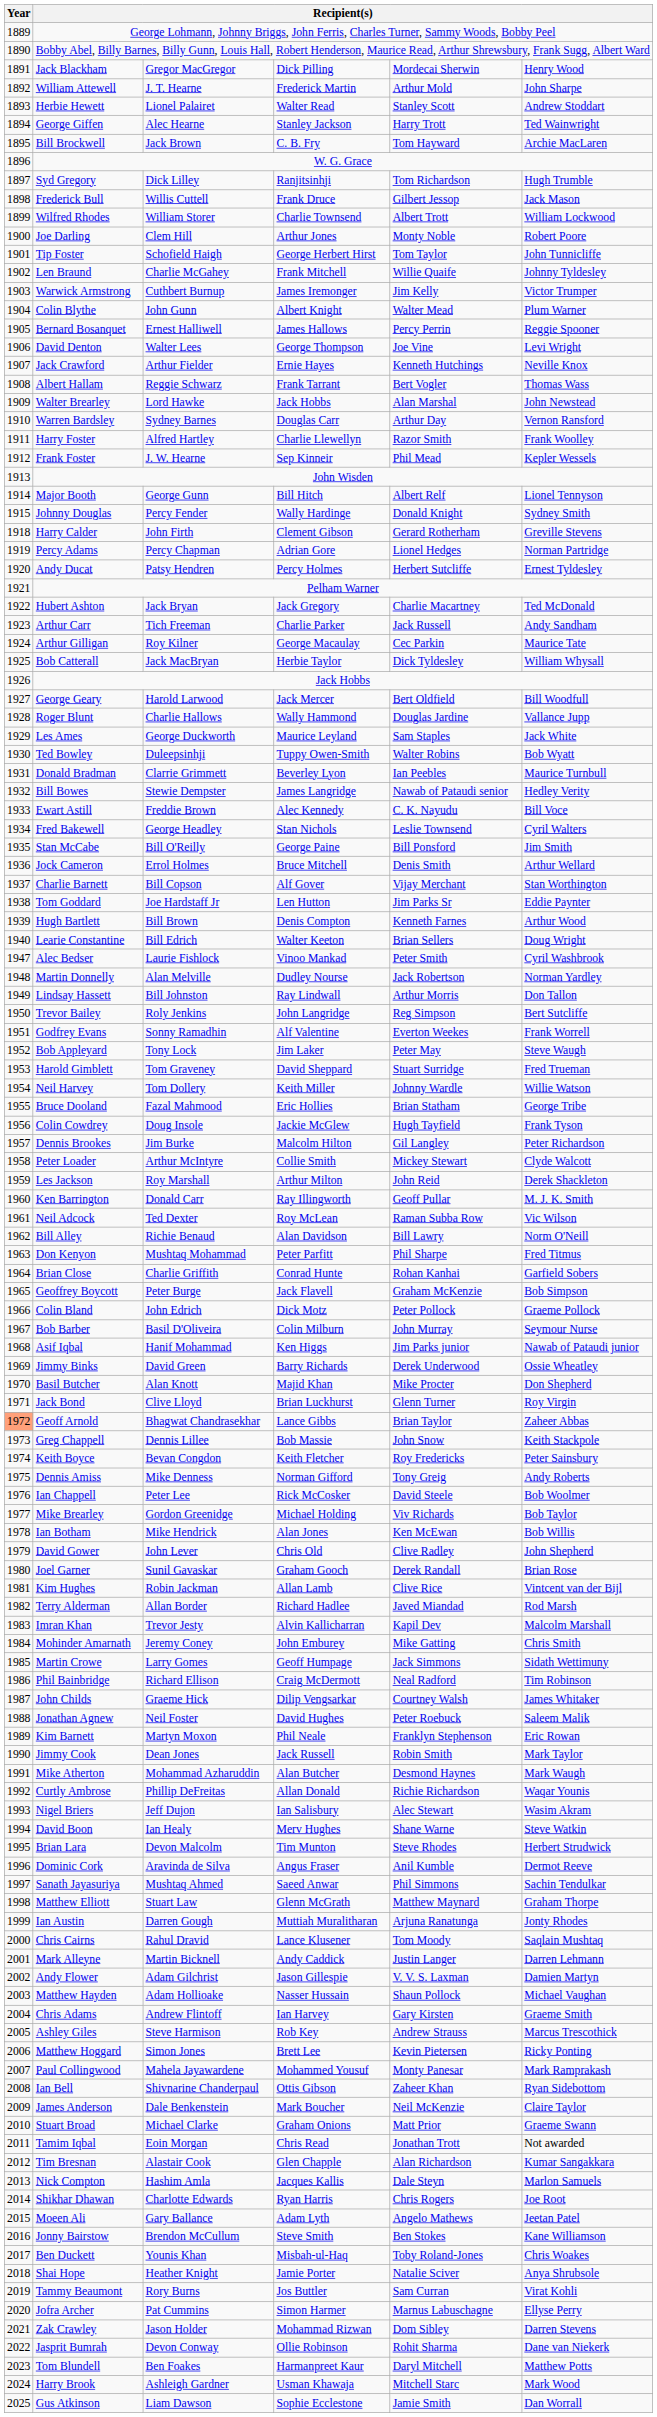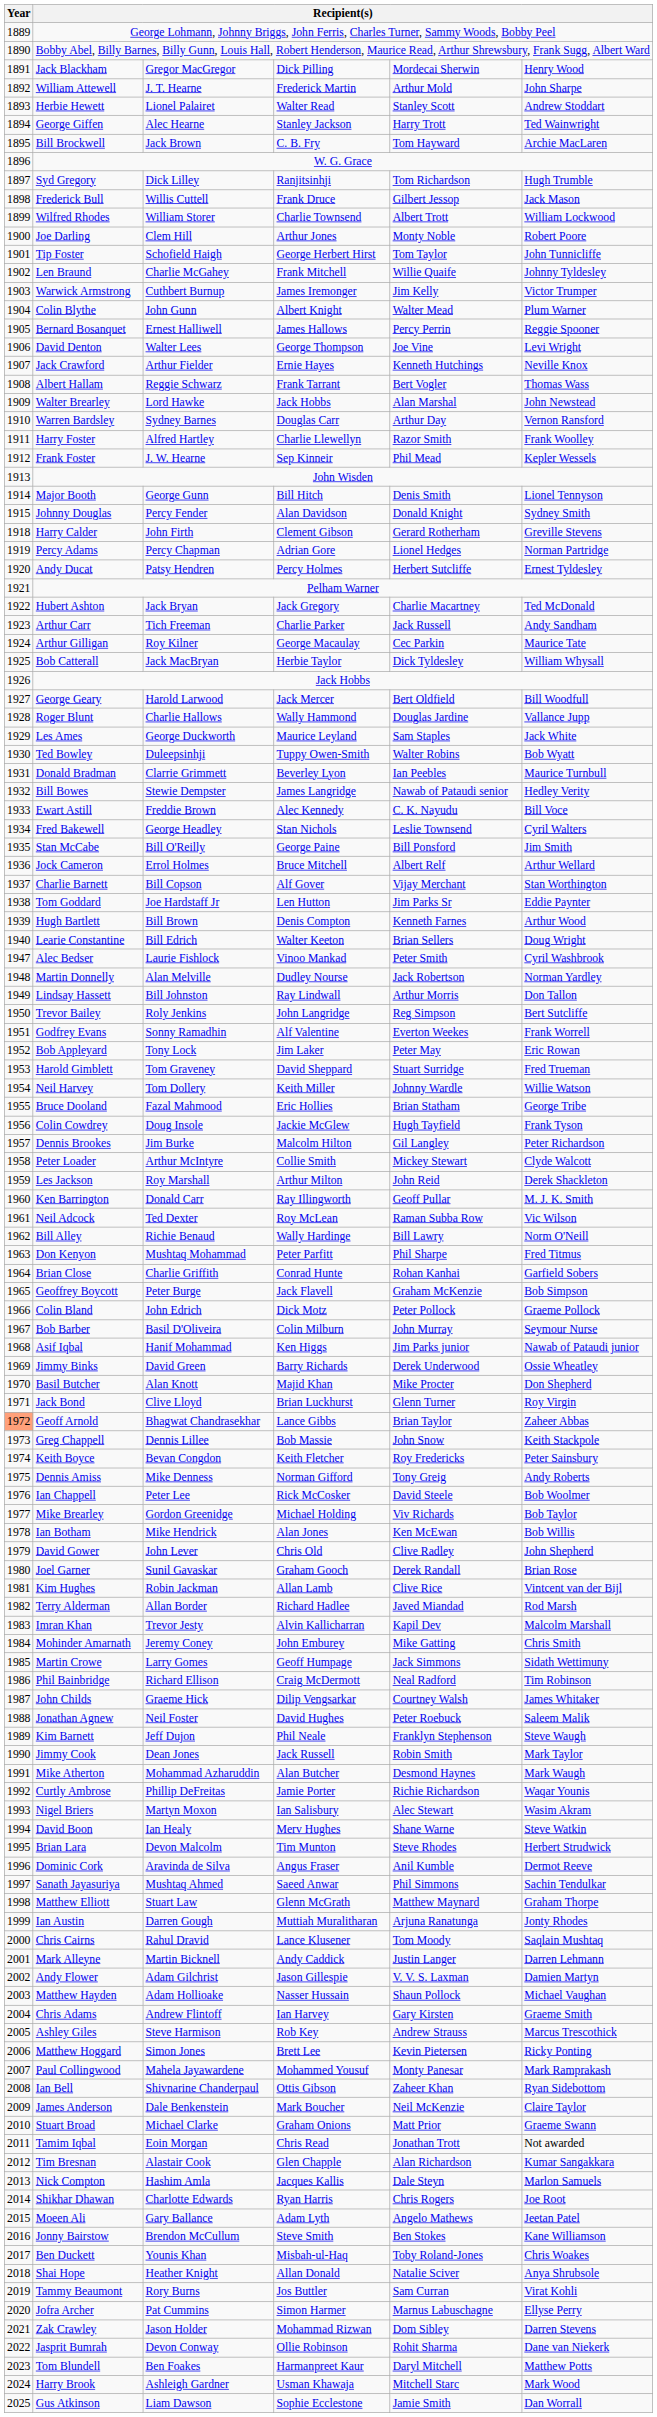(419, 495) Albert Relf -> (422, 495) Denis Smith
(314, 513) Wally Hardinge -> (312, 513) Alan Davidson
(422, 865) Denis Smith -> (419, 865) Albert Relf
(555, 1051) Steve Waugh -> (552, 1051) Eric Rowan
(312, 1236) Alan Davidson -> (314, 1236) Wally Hardinge
(181, 1736) Martyn Moxon -> (170, 1736) Jeff Dujon
(552, 1736) Eric Rowan -> (555, 1736) Steve Waugh
(308, 1792) Allan Donald -> (306, 1792) Jamie Porter
(170, 1810) Jeff Dujon -> (181, 1810) Martyn Moxon
(306, 2273) Jamie Porter -> (308, 2273) Allan Donald
